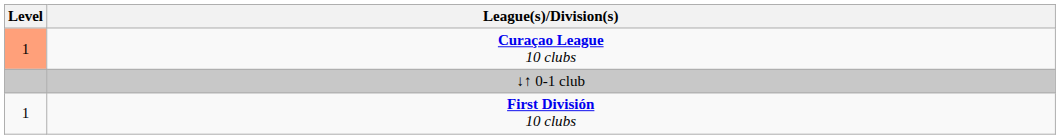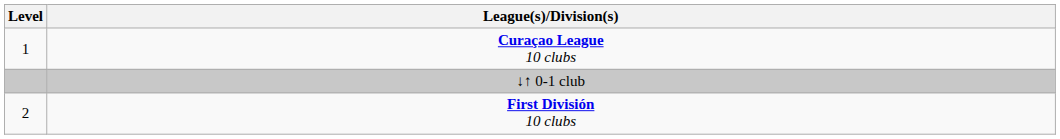(25, 48) lightsalmon background -> (25, 48) no background
(25, 113) 1 -> (25, 113) 2
